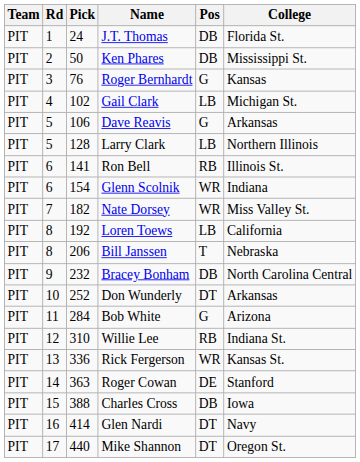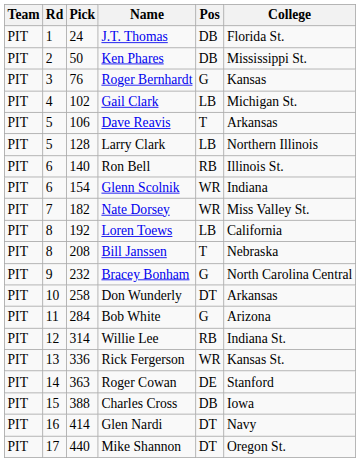(204, 123) G -> (203, 123) T
(80, 166) 141 -> (80, 166) 140
(80, 252) 206 -> (80, 252) 208
(208, 274) DB -> (204, 274) G
(80, 295) 252 -> (80, 295) 258
(80, 338) 310 -> (80, 338) 314
